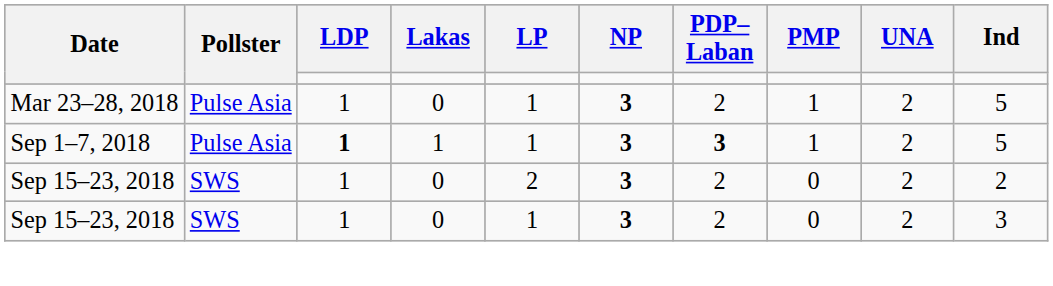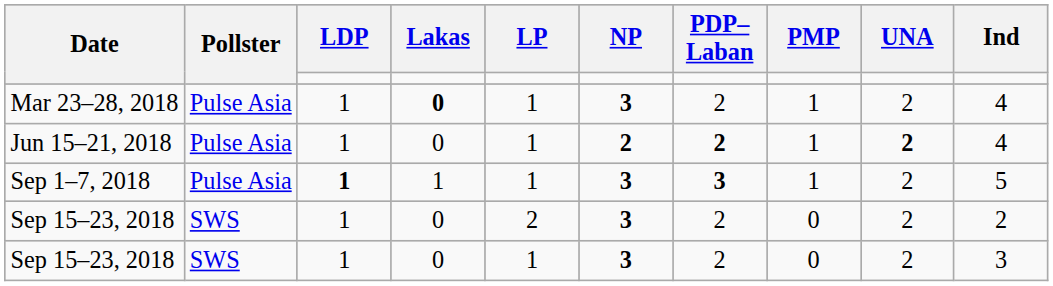(438, 102) normal -> (438, 102) bold
(1001, 102) 5 -> (1001, 102) 4
+ row: (91, 142)
